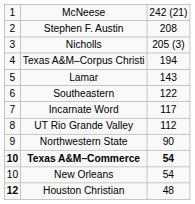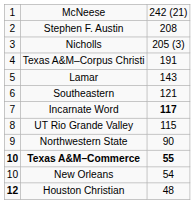(168, 61) 194 -> (168, 61) 191
(168, 93) 122 -> (168, 93) 121
(168, 110) normal -> (168, 110) bold
(168, 126) 112 -> (168, 126) 115
(168, 158) 54 -> (168, 158) 55
